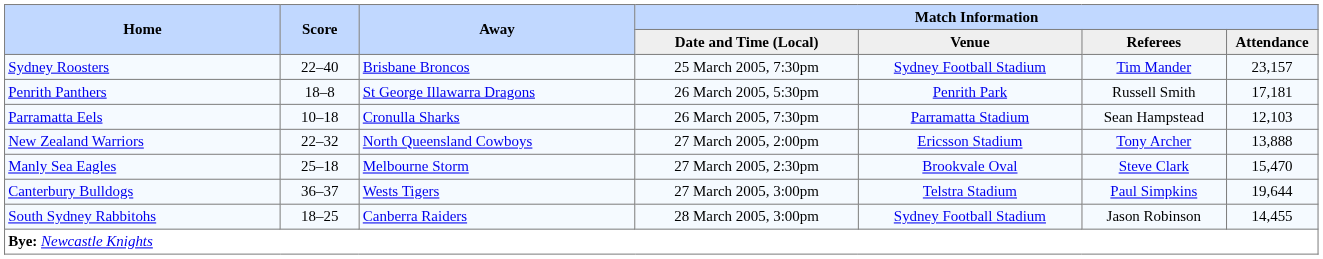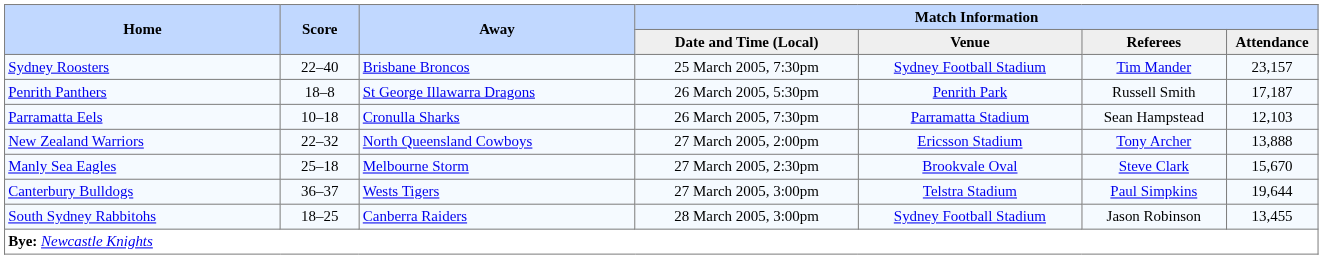(1272, 91) 17,181 -> (1272, 91) 17,187
(1272, 166) 15,470 -> (1272, 166) 15,670
(1272, 216) 14,455 -> (1272, 216) 13,455
